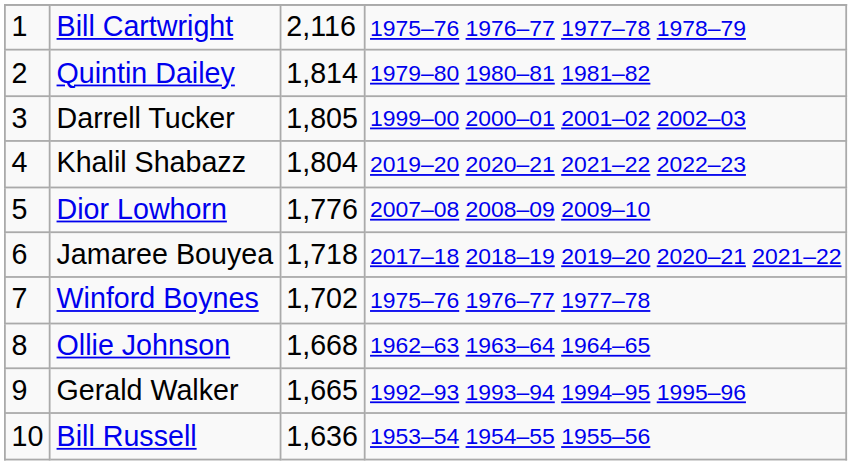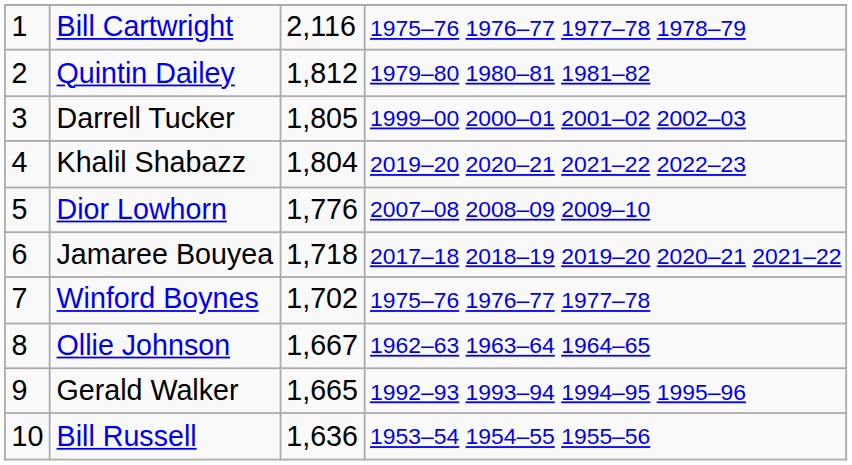(322, 72) 1,814 -> (322, 72) 1,812
(322, 345) 1,668 -> (322, 345) 1,667
